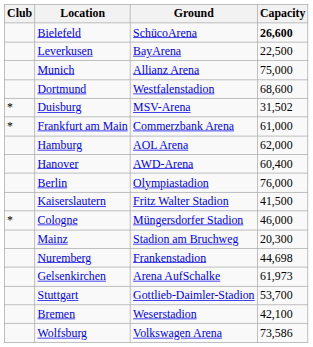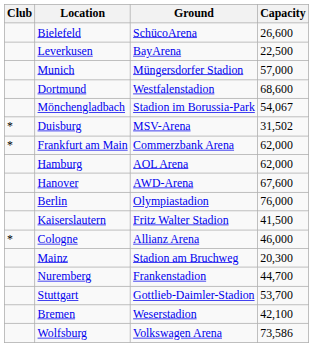(276, 32) bold -> (277, 32) normal
(166, 70) Allianz Arena -> (188, 70) Müngersdorfer Stadion
(276, 70) 75,000 -> (277, 70) 57,000
+ row: (81, 107)
(276, 126) 61,000 -> (277, 145) 62,000
(276, 164) 60,400 -> (277, 182) 67,600
(188, 220) Müngersdorfer Stadion -> (166, 239) Allianz Arena
(276, 257) 44,698 -> (277, 276) 44,700
- row: (72, 276)
